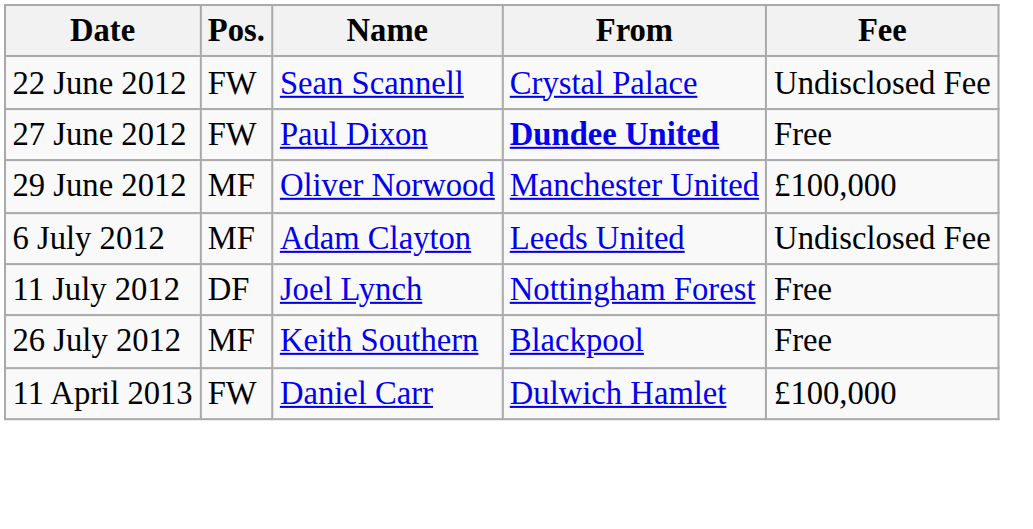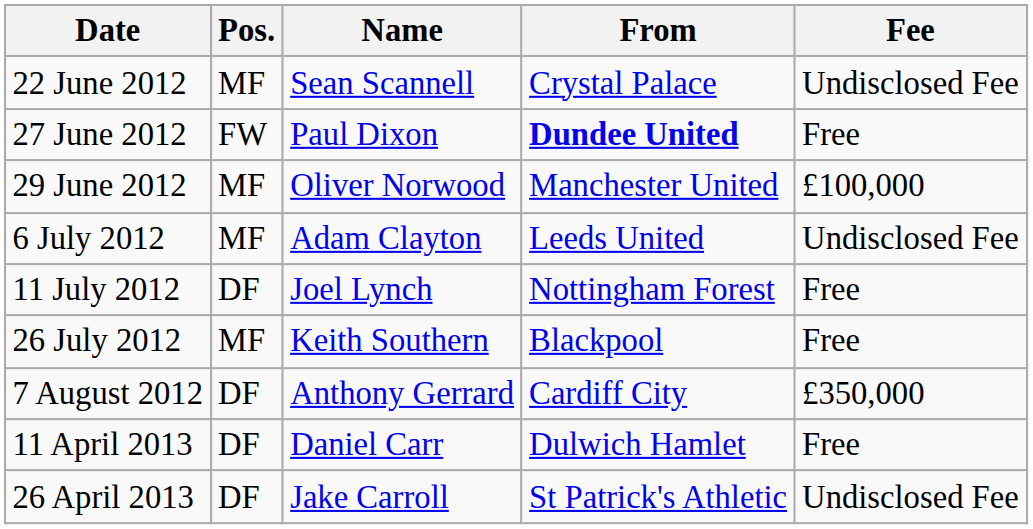(232, 82) FW -> (242, 82) MF
+ row: (108, 392)
(232, 392) FW -> (239, 444) DF
(835, 392) £100,000 -> (831, 444) Free
+ row: (103, 496)
